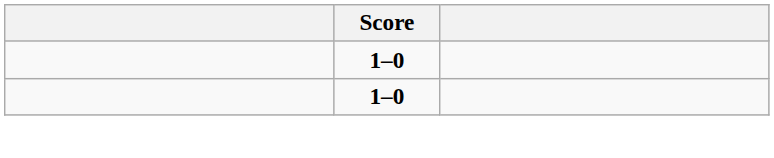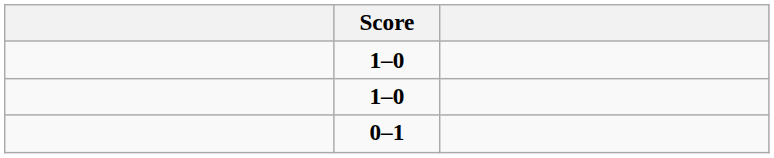+ row: (170, 134)
